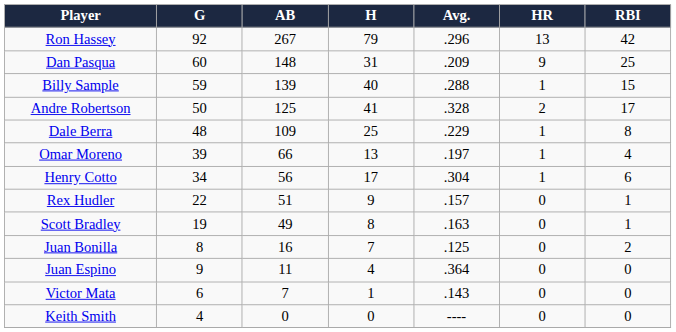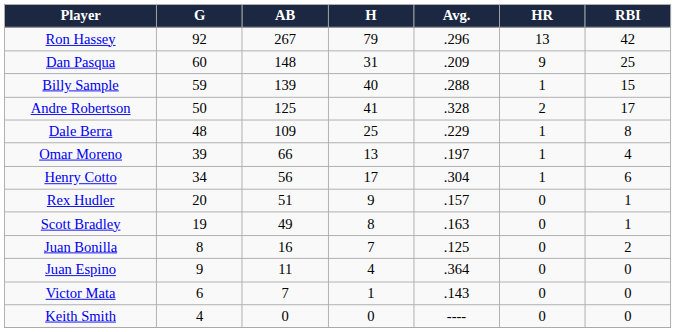(200, 200) 22 -> (200, 200) 20
